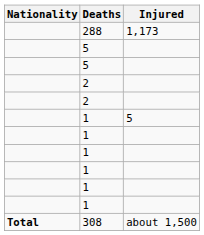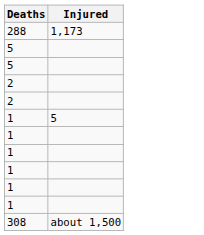- column: (42, 14)
